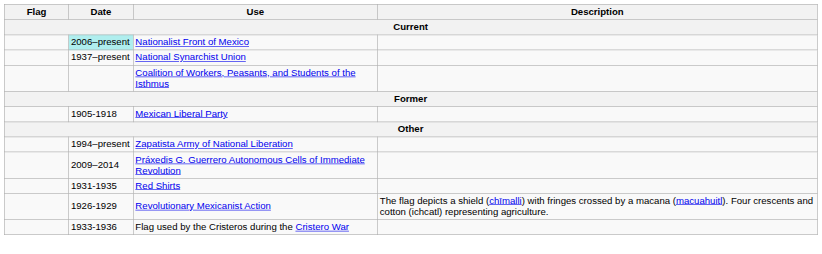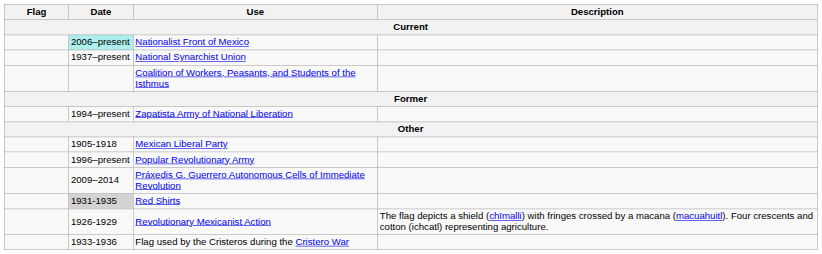rows swapped: (182, 114) <-> (214, 144)
+ row: (195, 159)
(94, 185) no background -> (94, 201) lightgrey background
